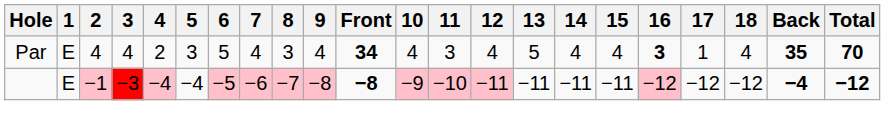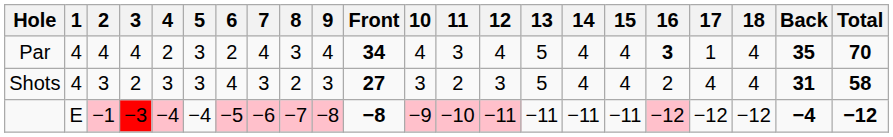(68, 52) E -> (76, 52) 4
(224, 52) 5 -> (232, 52) 2
+ row: (35, 83)
